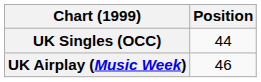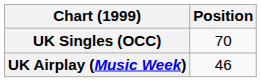(223, 40) 44 -> (223, 40) 70
